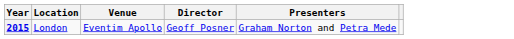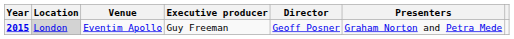+ column: (217, 12)
(50, 27) no background -> (50, 27) lightgrey background
